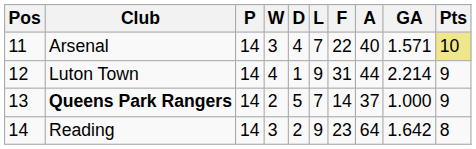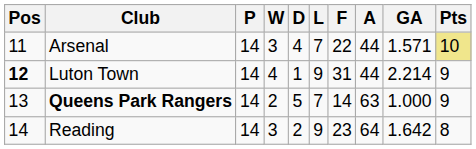(370, 46) 40 -> (370, 46) 44
(18, 74) normal -> (18, 74) bold
(370, 102) 37 -> (370, 102) 63
